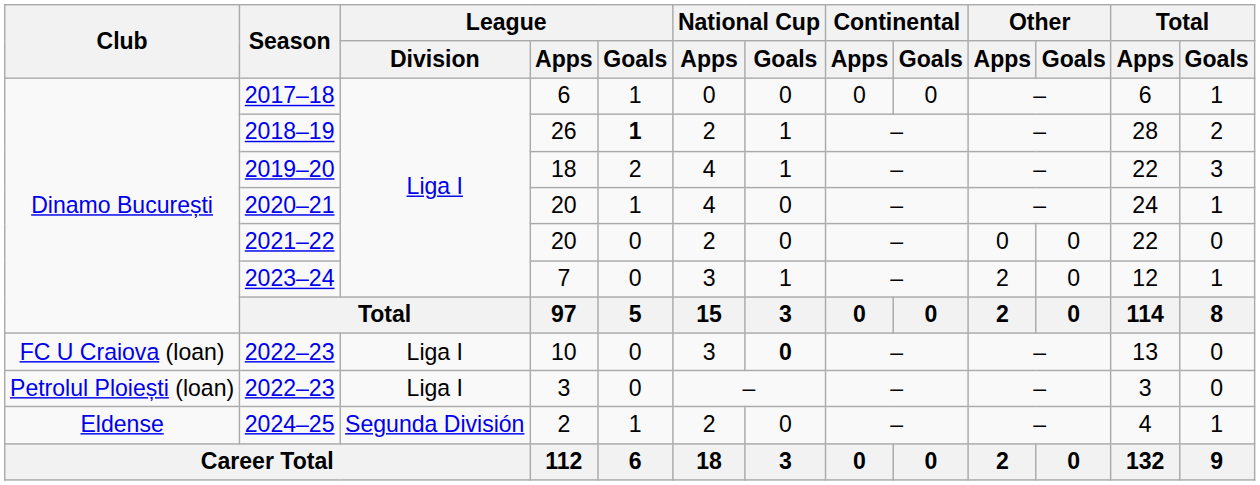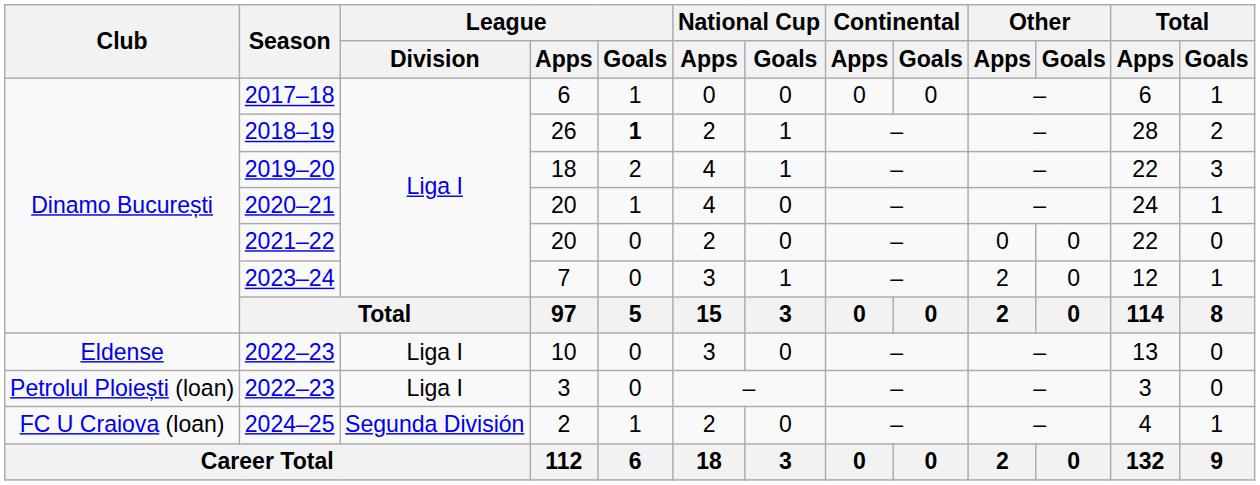(122, 351) FC U Craiova (loan) -> (122, 351) Eldense
(785, 351) bold -> (785, 351) normal
(122, 424) Eldense -> (122, 424) FC U Craiova (loan)
